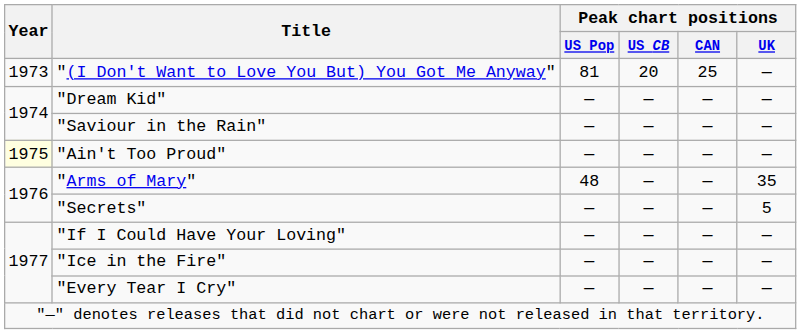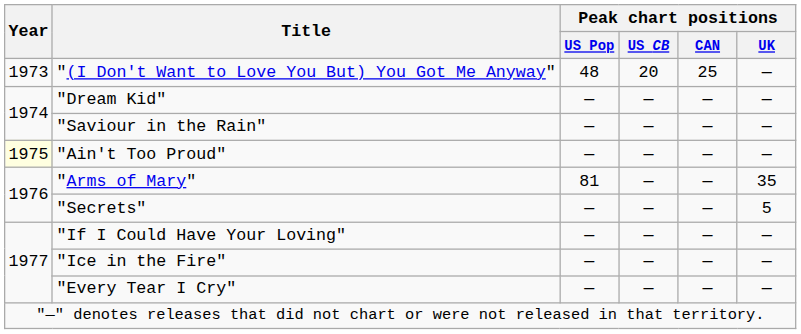(589, 72) 81 -> (589, 72) 48
(589, 181) 48 -> (589, 181) 81
